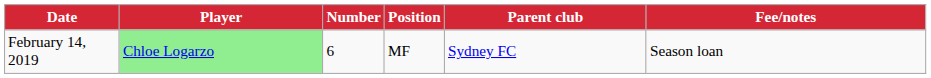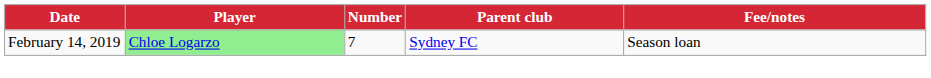- column: (414, 17)
(330, 51) 6 -> (352, 42) 7
